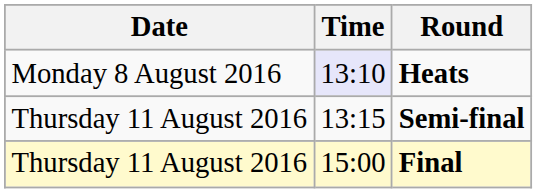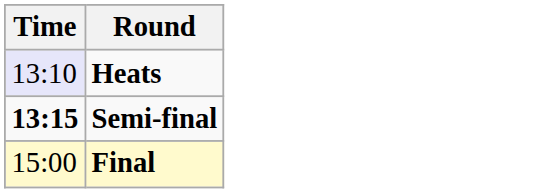- column: (159, 27)
(353, 118) normal -> (45, 118) bold
